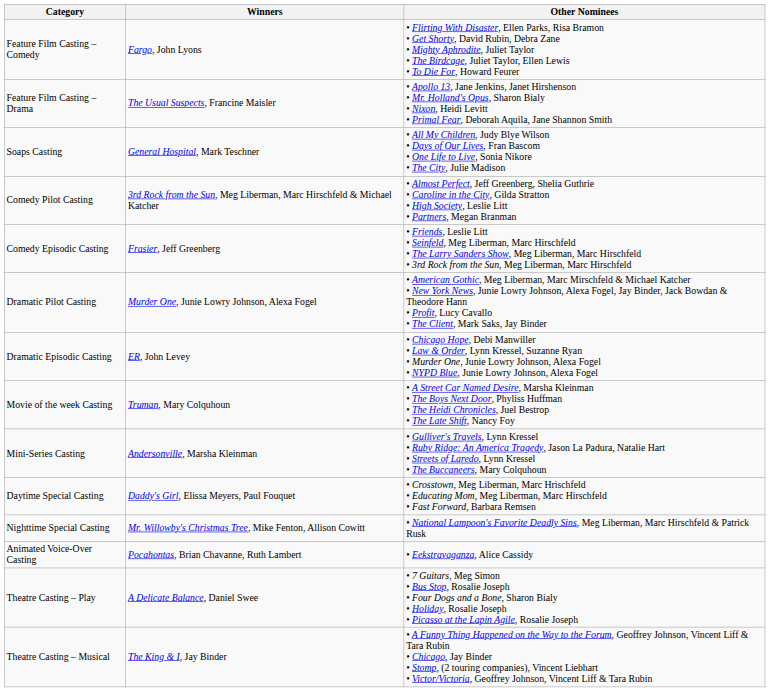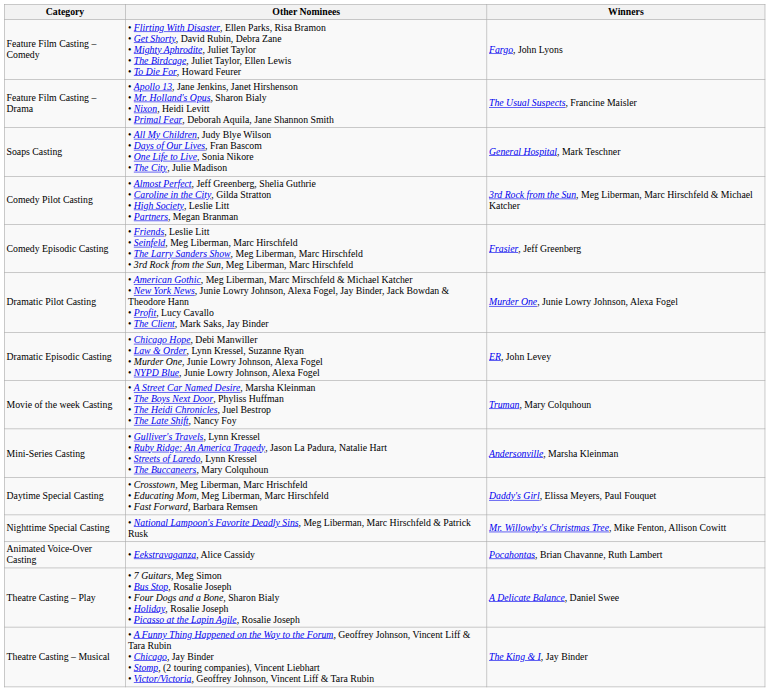columns swapped: (265, 12) <-> (584, 12)
